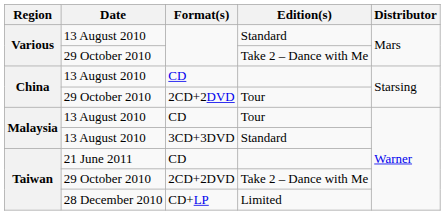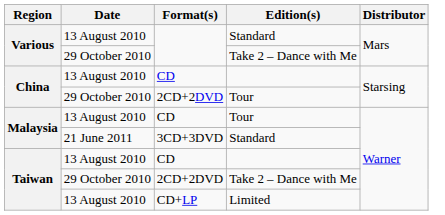(105, 138) 13 August 2010 -> (98, 138) 21 June 2011
(98, 158) 21 June 2011 -> (105, 158) 13 August 2010
(113, 199) 28 December 2010 -> (105, 199) 13 August 2010
